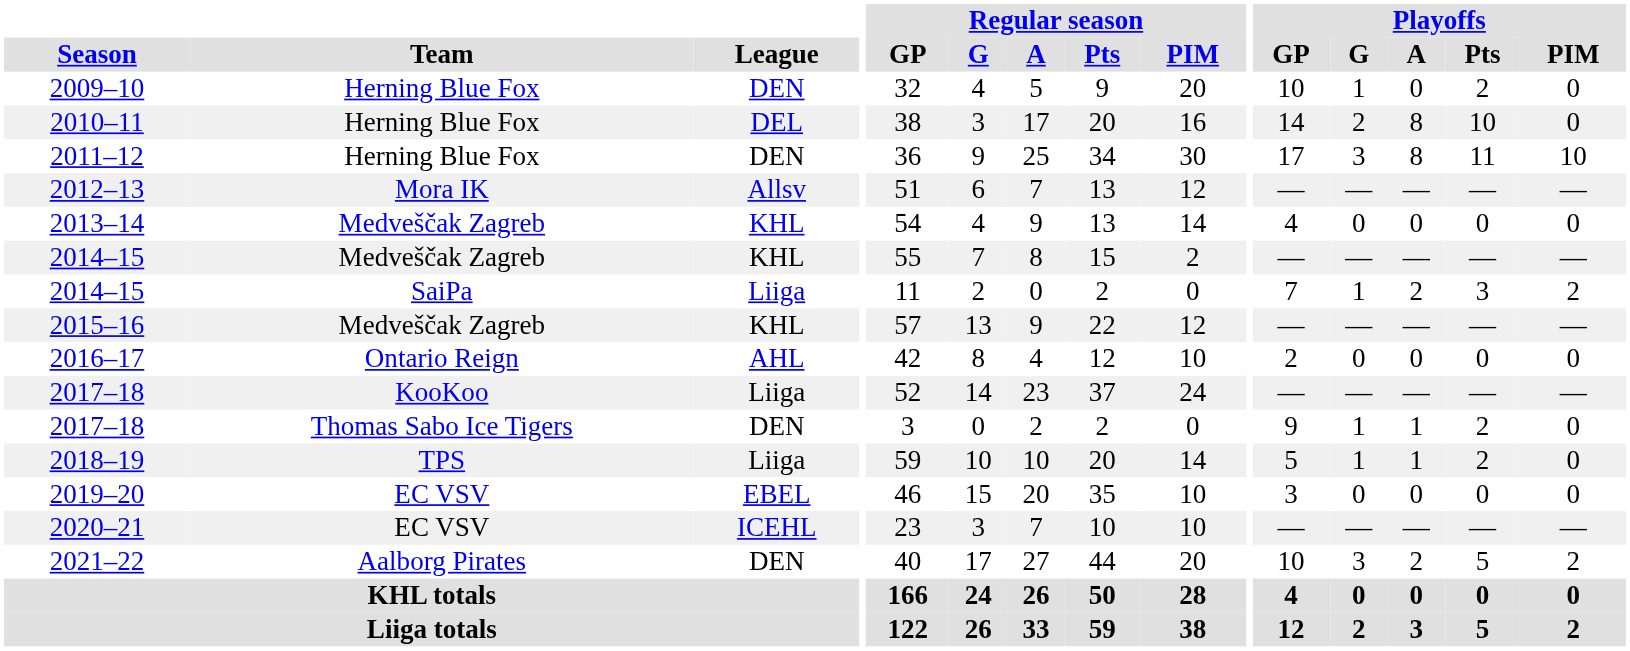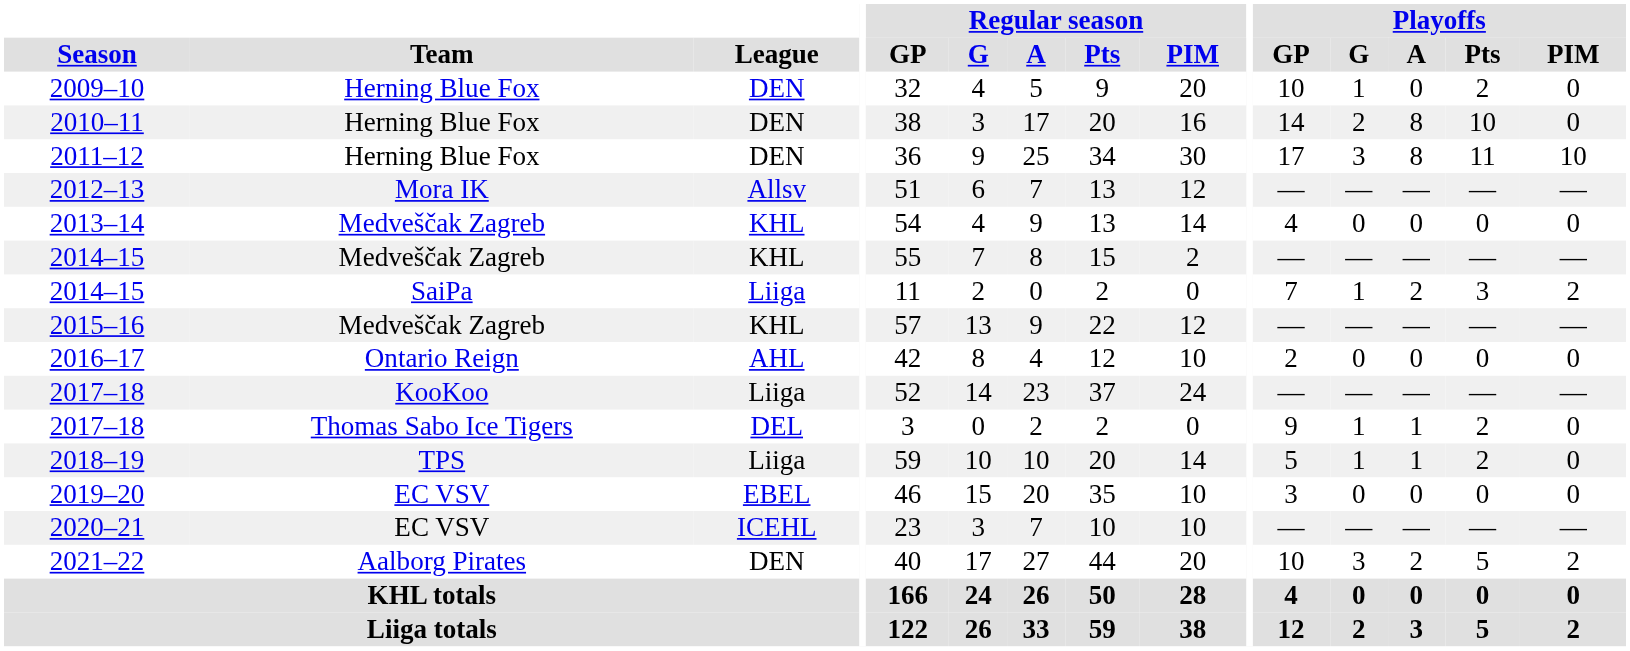(777, 121) DEL -> (777, 121) DEN
(777, 426) DEN -> (777, 426) DEL
